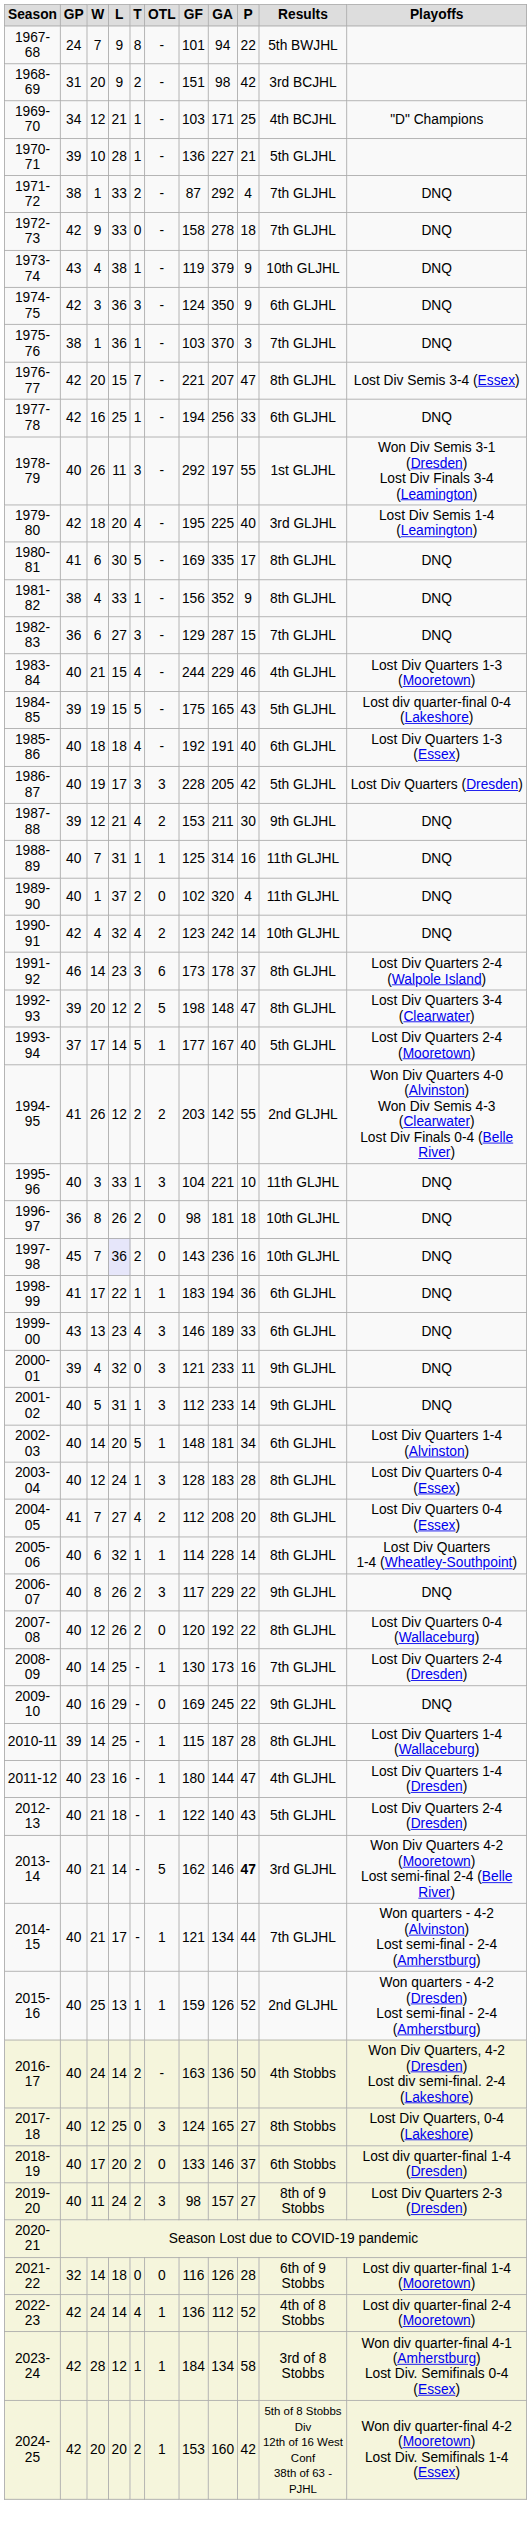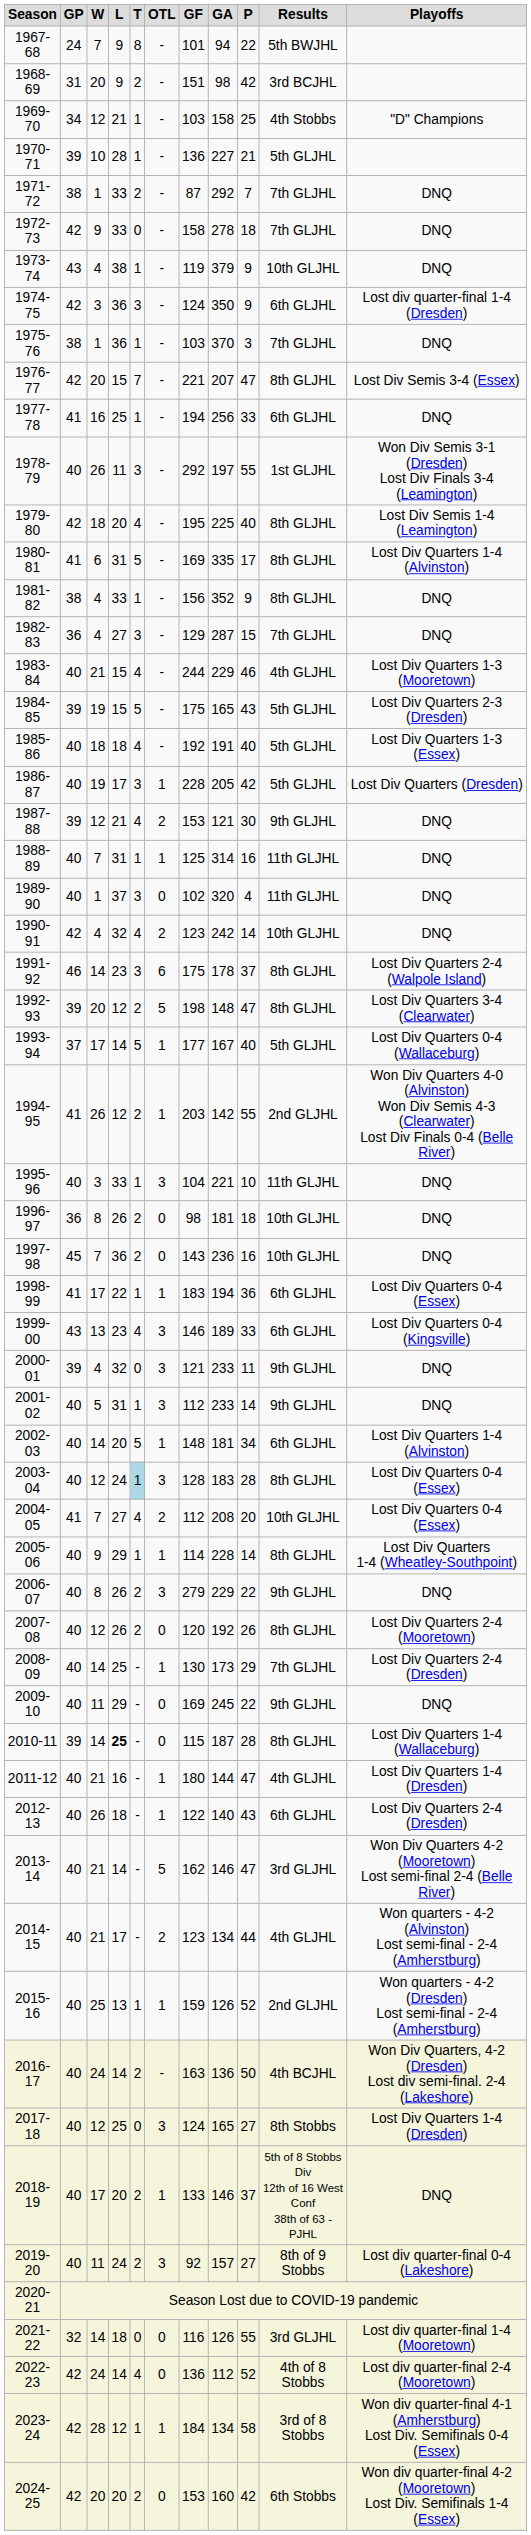(223, 119) 171 -> (223, 119) 158
(303, 119) 4th BCJHL -> (303, 119) 4th Stobbs
(248, 194) 4 -> (248, 194) 7
(437, 306) DNQ -> (437, 306) Lost div quarter-final 1-4 (Dresden)
(74, 417) 42 -> (74, 417) 41
(303, 523) 3rd GLJHL -> (303, 523) 8th GLJHL
(119, 560) 30 -> (119, 560) 31
(437, 560) DNQ -> (437, 560) Lost Div Quarters 1-4 (Alvinston)
(98, 635) 6 -> (98, 635) 4
(437, 710) Lost div quarter-final 0-4 (Lakeshore) -> (437, 710) Lost Div Quarters 2-3 (Dresden)
(303, 747) 6th GLJHL -> (303, 747) 5th GLJHL
(162, 784) 3 -> (162, 784) 1
(223, 821) 211 -> (223, 821) 121
(137, 896) 2 -> (137, 896) 3
(193, 971) 173 -> (193, 971) 175
(437, 1045) Lost Div Quarters 2-4 (Mooretown) -> (437, 1045) Lost Div Quarters 0-4 (Wallaceburg)
(162, 1114) 2 -> (162, 1114) 1
(119, 1256) lavender background -> (119, 1256) no background
(437, 1294) DNQ -> (437, 1294) Lost Div Quarters 0-4 (Essex)
(437, 1331) DNQ -> (437, 1331) Lost Div Quarters 0-4 (Kingsville)
(137, 1480) no background -> (137, 1480) lightblue background
(303, 1518) 8th GLJHL -> (303, 1518) 10th GLJHL
(98, 1555) 6 -> (98, 1555) 9
(119, 1555) 32 -> (119, 1555) 29
(193, 1592) 117 -> (193, 1592) 279
(248, 1629) 22 -> (248, 1629) 26
(437, 1629) Lost Div Quarters 0-4 (Wallaceburg) -> (437, 1629) Lost Div Quarters 2-4 (Mooretown)
(248, 1667) 16 -> (248, 1667) 29
(98, 1704) 16 -> (98, 1704) 11
(119, 1741) normal -> (119, 1741) bold
(162, 1741) 1 -> (162, 1741) 0
(98, 1779) 23 -> (98, 1779) 21
(98, 1816) 21 -> (98, 1816) 26
(303, 1816) 5th GLJHL -> (303, 1816) 6th GLJHL
(248, 1869) bold -> (248, 1869) normal
(162, 1937) 1 -> (162, 1937) 2
(193, 1937) 121 -> (193, 1937) 123
(303, 1937) 7th GLJHL -> (303, 1937) 4th GLJHL
(303, 2074) 4th Stobbs -> (303, 2074) 4th BCJHL
(437, 2126) Lost Div Quarters, 0-4 (Lakeshore) -> (437, 2126) Lost Div Quarters 1-4 (Dresden)
(162, 2164) 0 -> (162, 2195) 1
(303, 2164) 6th Stobbs -> (303, 2195) 5th of 8 Stobbs Div 12th of 16 West Conf 38th of 63 - PJHL
(437, 2164) Lost div quarter-final 1-4 (Dresden) -> (437, 2195) DNQ
(193, 2201) 98 -> (193, 2263) 92
(437, 2201) Lost Div Quarters 2-3 (Dresden) -> (437, 2263) Lost div quarter-final 0-4 (Lakeshore)
(248, 2276) 28 -> (248, 2337) 55
(303, 2276) 6th of 9 Stobbs -> (303, 2337) 3rd GLJHL
(162, 2313) 1 -> (162, 2375) 0
(162, 2449) 1 -> (162, 2496) 0
(303, 2450) 5th of 8 Stobbs Div 12th of 16 West Conf 38th of 63 - PJHL -> (303, 2496) 6th Stobbs
